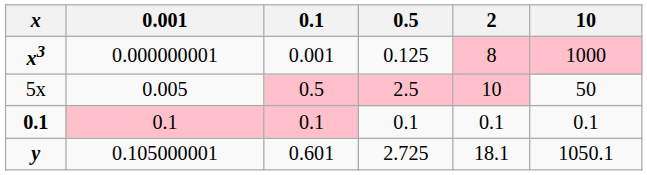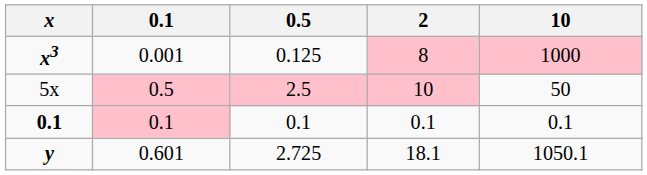- column: (165, 20)
